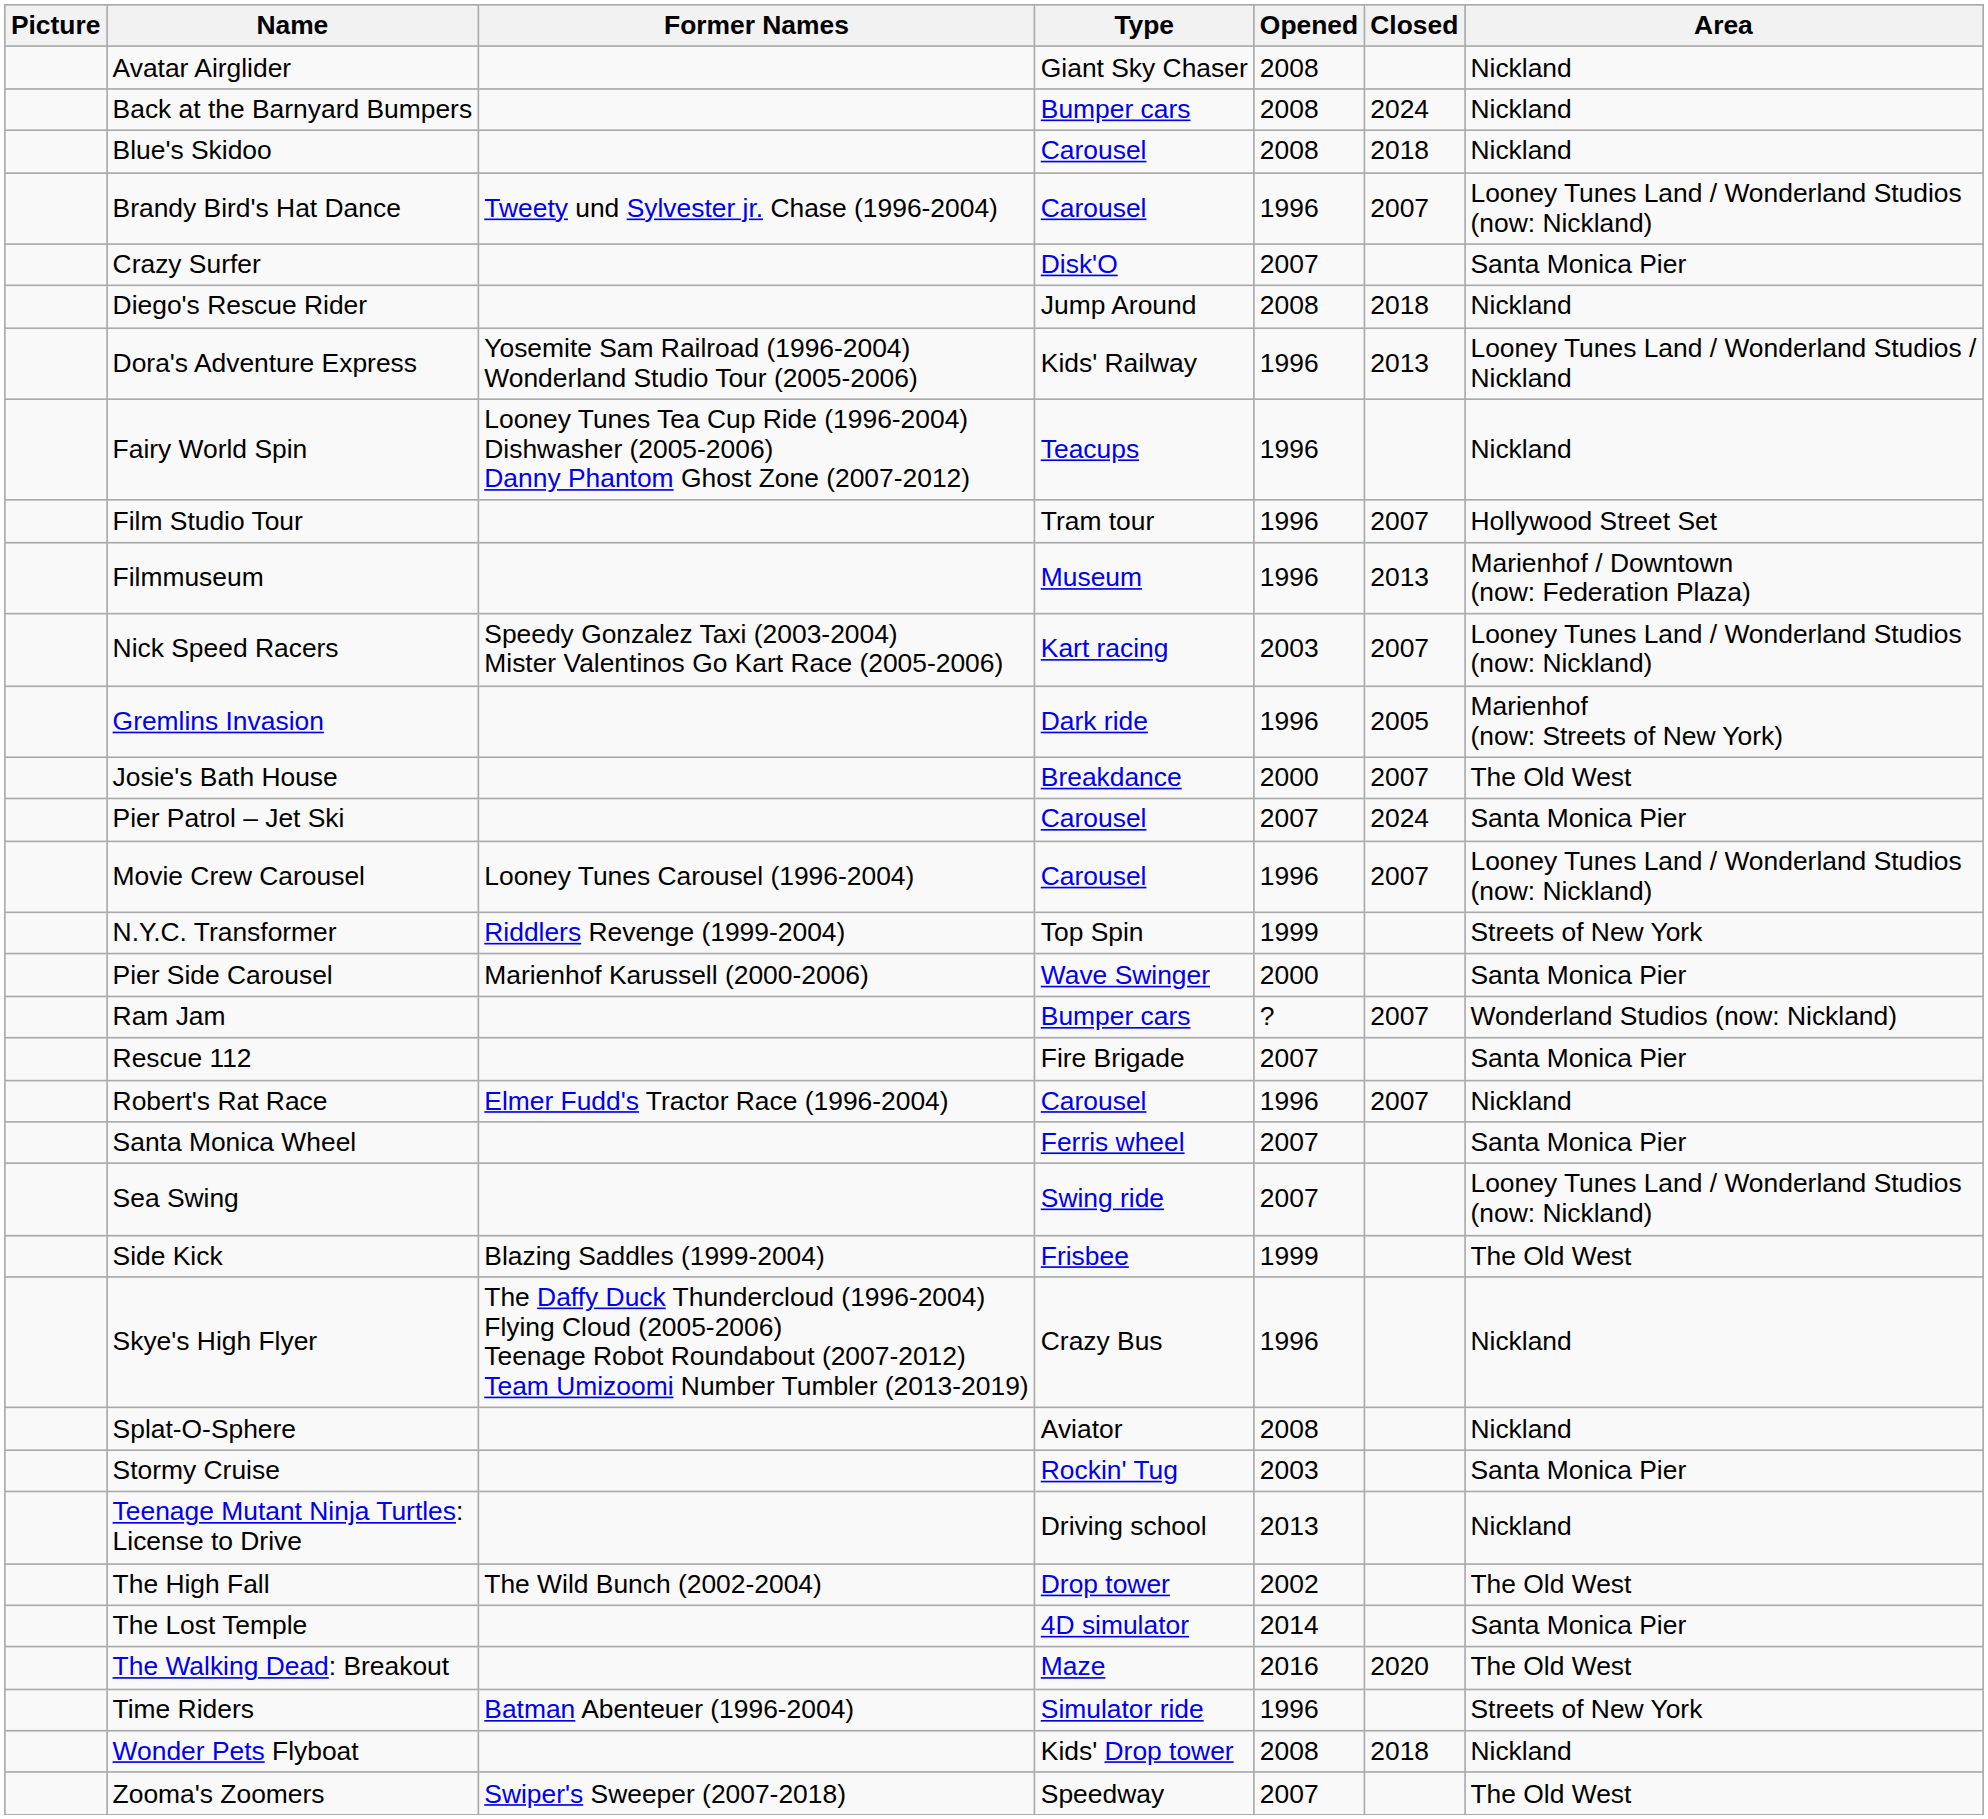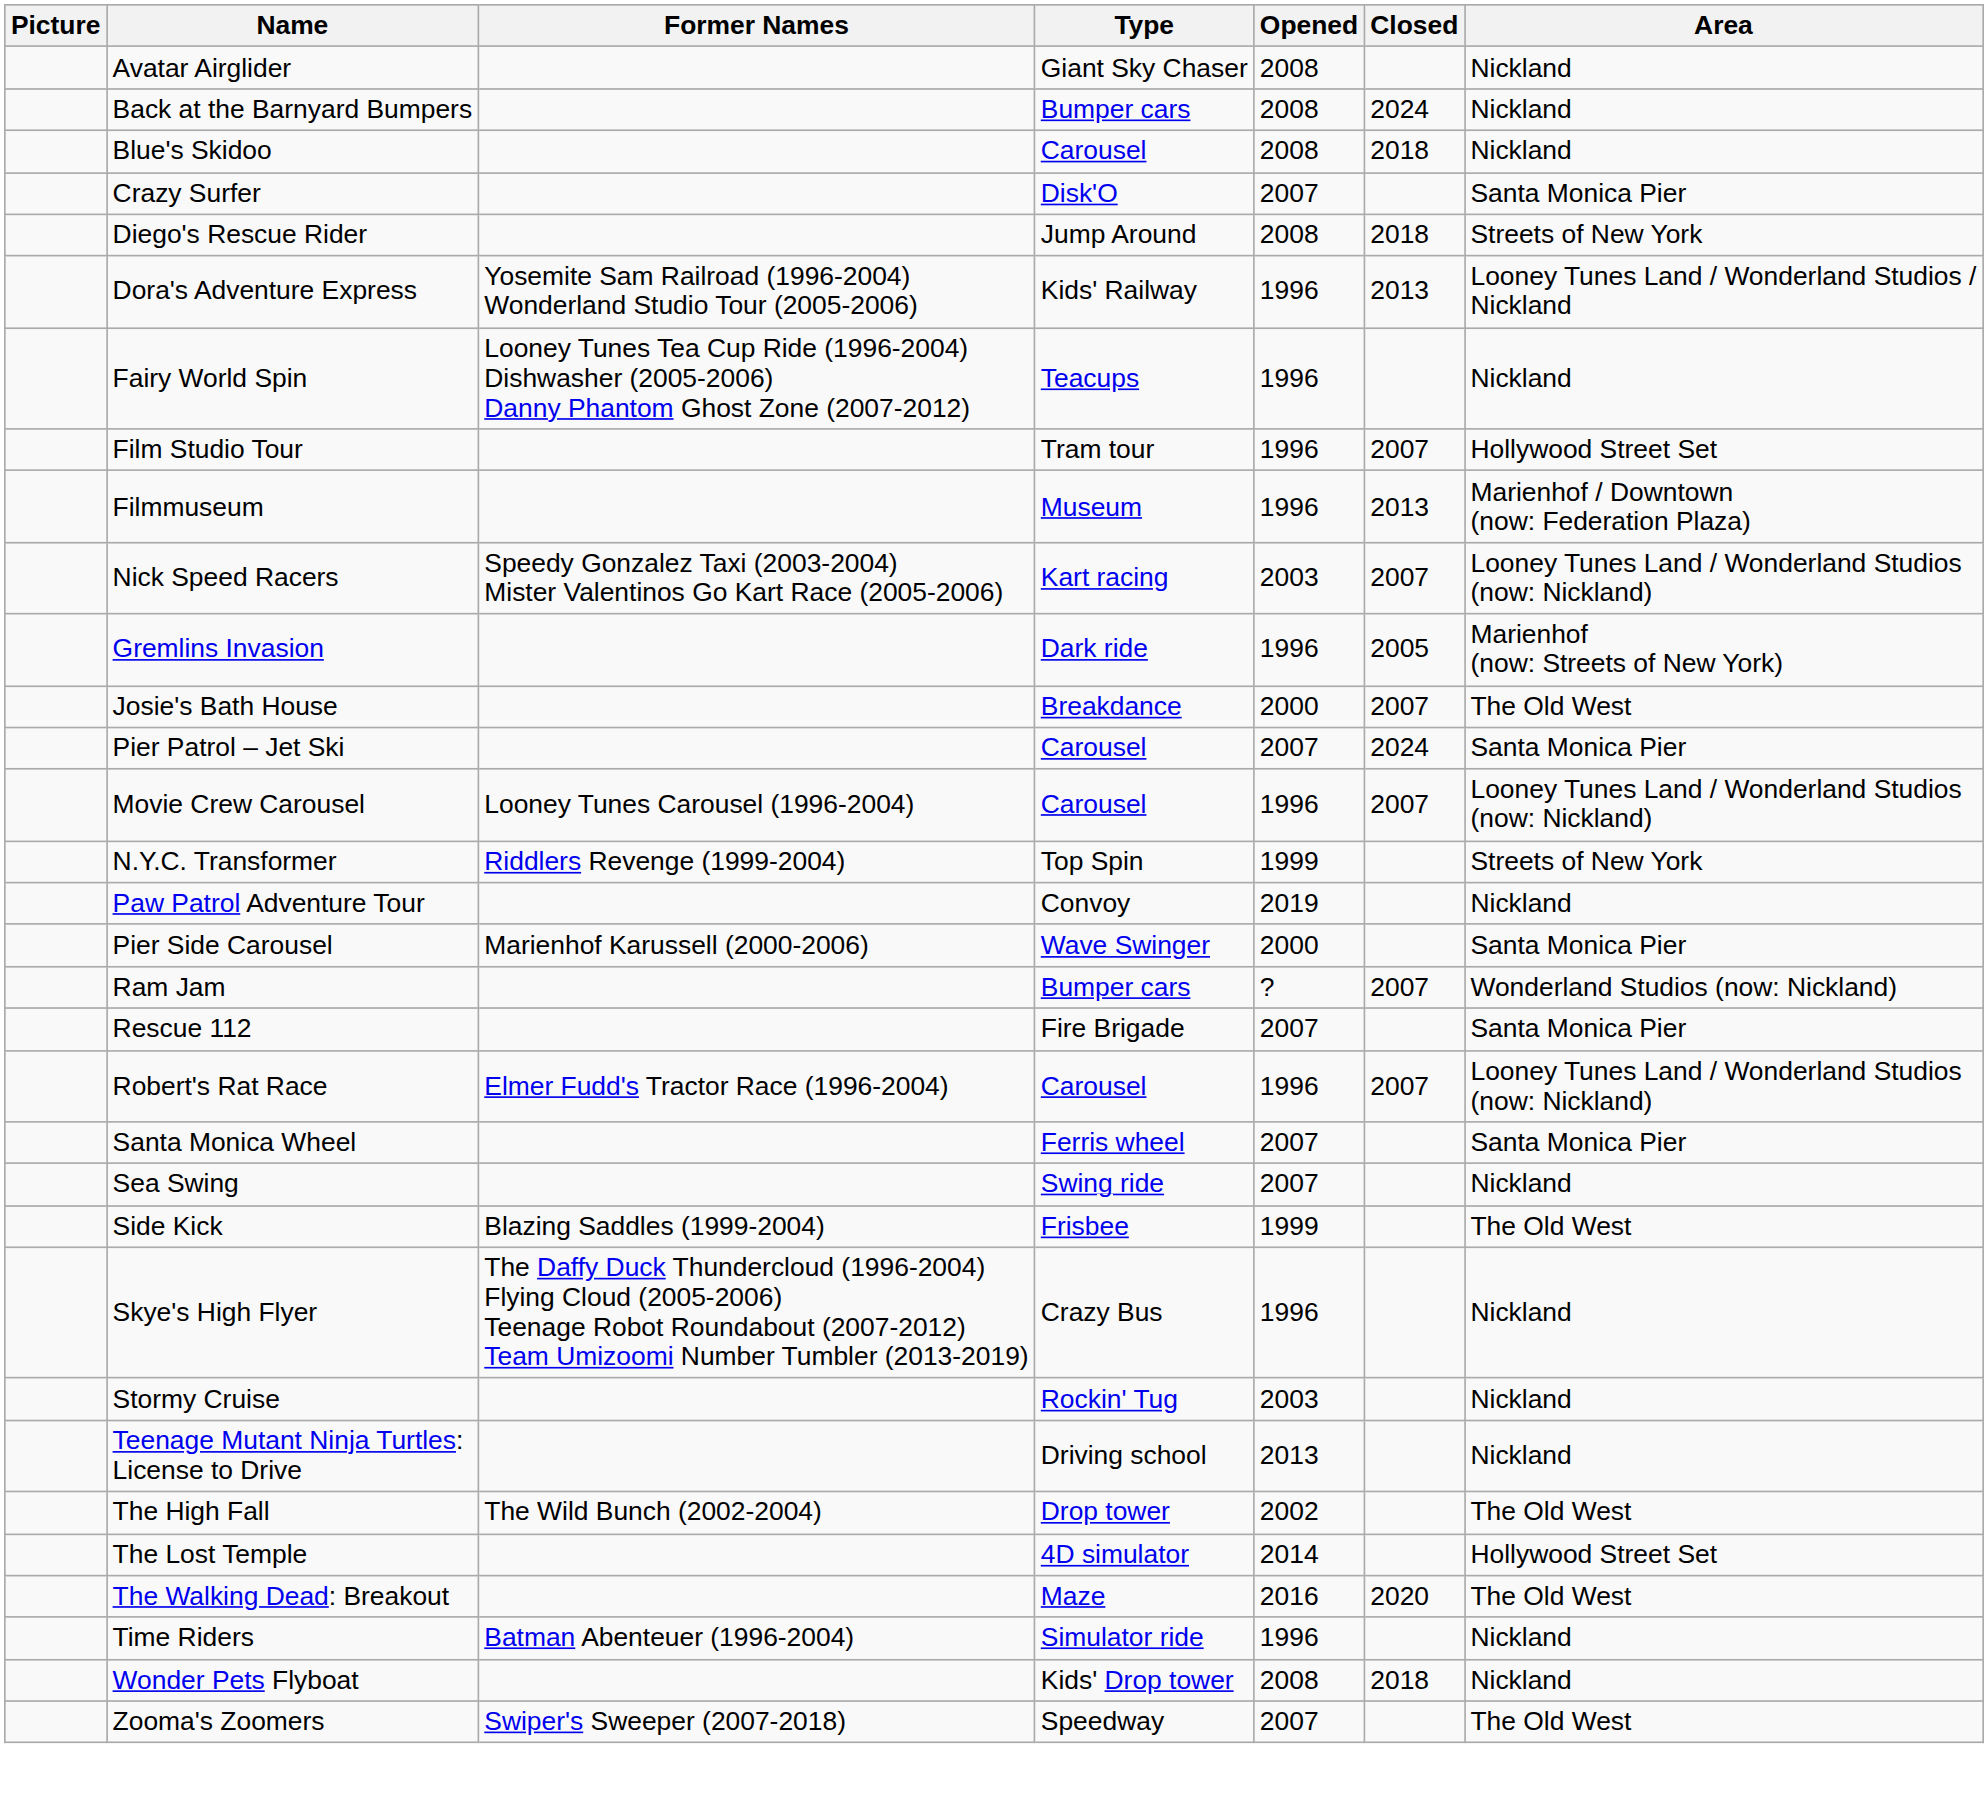- row: (257, 207)
(1521, 306) Nickland -> (1586, 234) Streets of New York
+ row: (269, 903)
(1521, 1100) Nickland -> (1716, 1085) Looney Tunes Land / Wonderland Studios (now: Nickland)
(1716, 1198) Looney Tunes Land / Wonderland Studios (now: Nickland) -> (1521, 1184) Nickland
- row: (204, 1428)
(1578, 1470) Santa Monica Pier -> (1521, 1398) Nickland
(1578, 1625) Santa Monica Pier -> (1594, 1554) Hollywood Street Set
(1586, 1709) Streets of New York -> (1521, 1637) Nickland
